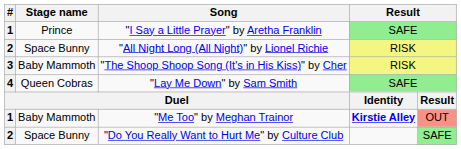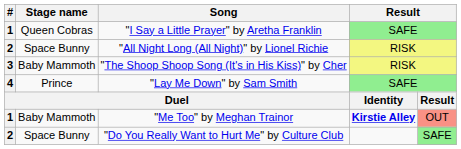(57, 30) Prince -> (57, 30) Queen Cobras
(57, 83) Queen Cobras -> (57, 83) Prince
